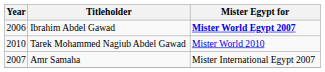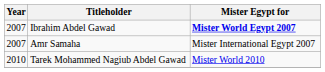(16, 28) 2006 -> (16, 28) 2007
rows swapped: (55, 59) <-> (108, 44)
